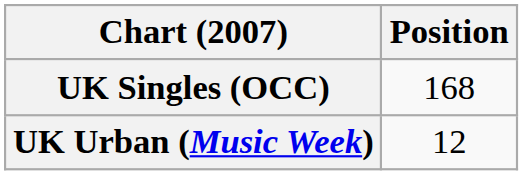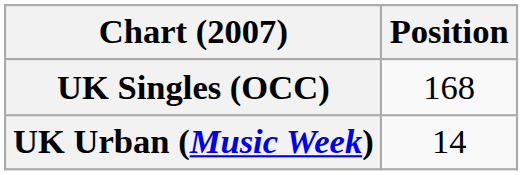(449, 141) 12 -> (449, 141) 14
